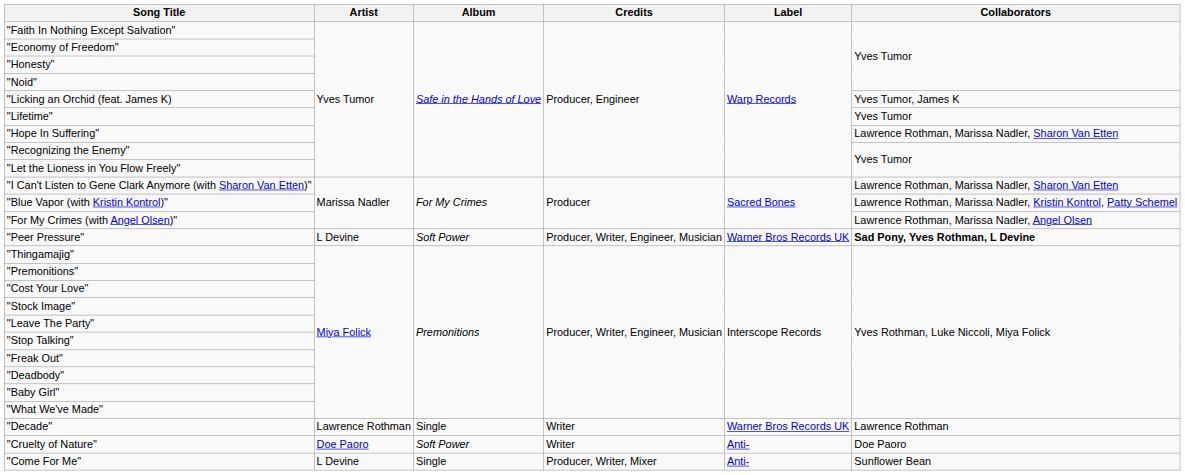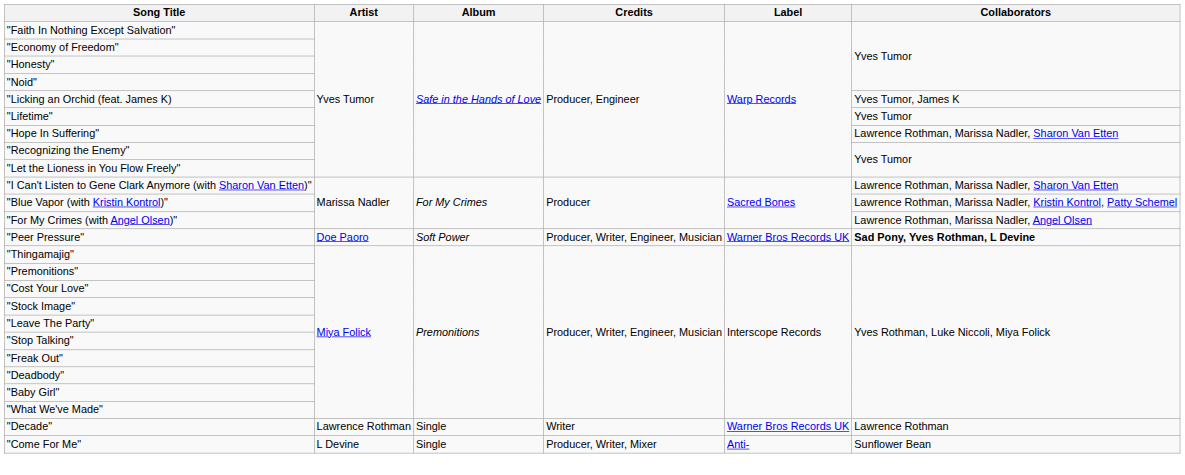(338, 237) L Devine -> (343, 237) Doe Paoro
- row: (52, 444)
